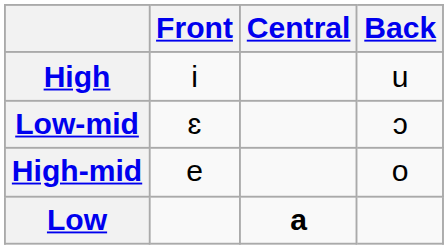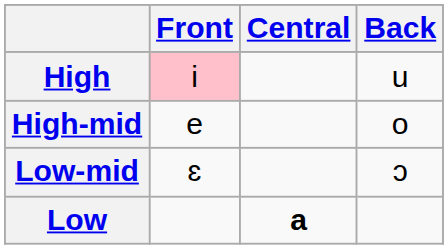(194, 76) no background -> (194, 76) pink background
rows swapped: (77, 171) <-> (77, 123)
